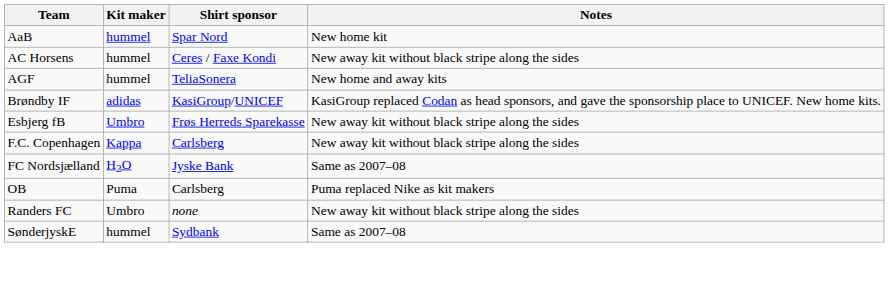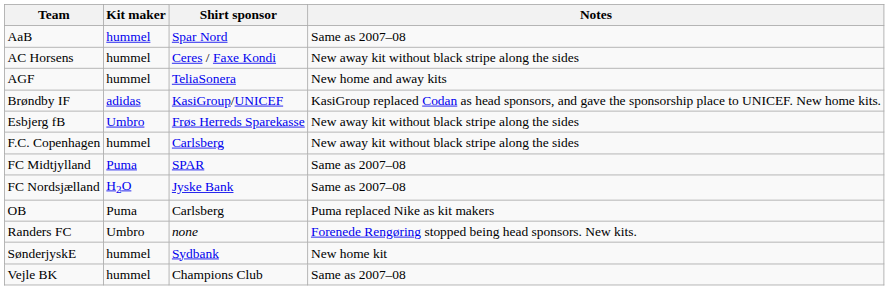(349, 36) New home kit -> (358, 36) Same as 2007–08
(124, 143) Kappa -> (128, 143) hummel
+ row: (49, 164)
(445, 210) New away kit without black stripe along the sides -> (474, 231) Forenede Rengøring stopped being head sponsors. New kits.
(358, 231) Same as 2007–08 -> (349, 253) New home kit
+ row: (32, 274)
